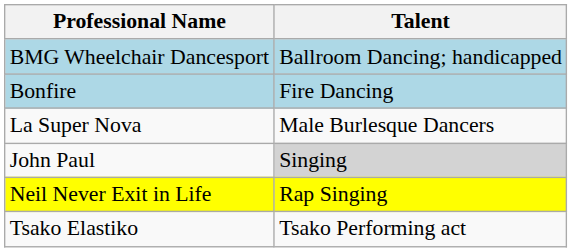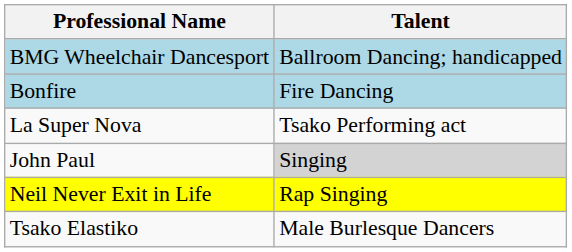(387, 125) Male Burlesque Dancers -> (373, 125) Tsako Performing act
(373, 228) Tsako Performing act -> (387, 228) Male Burlesque Dancers
